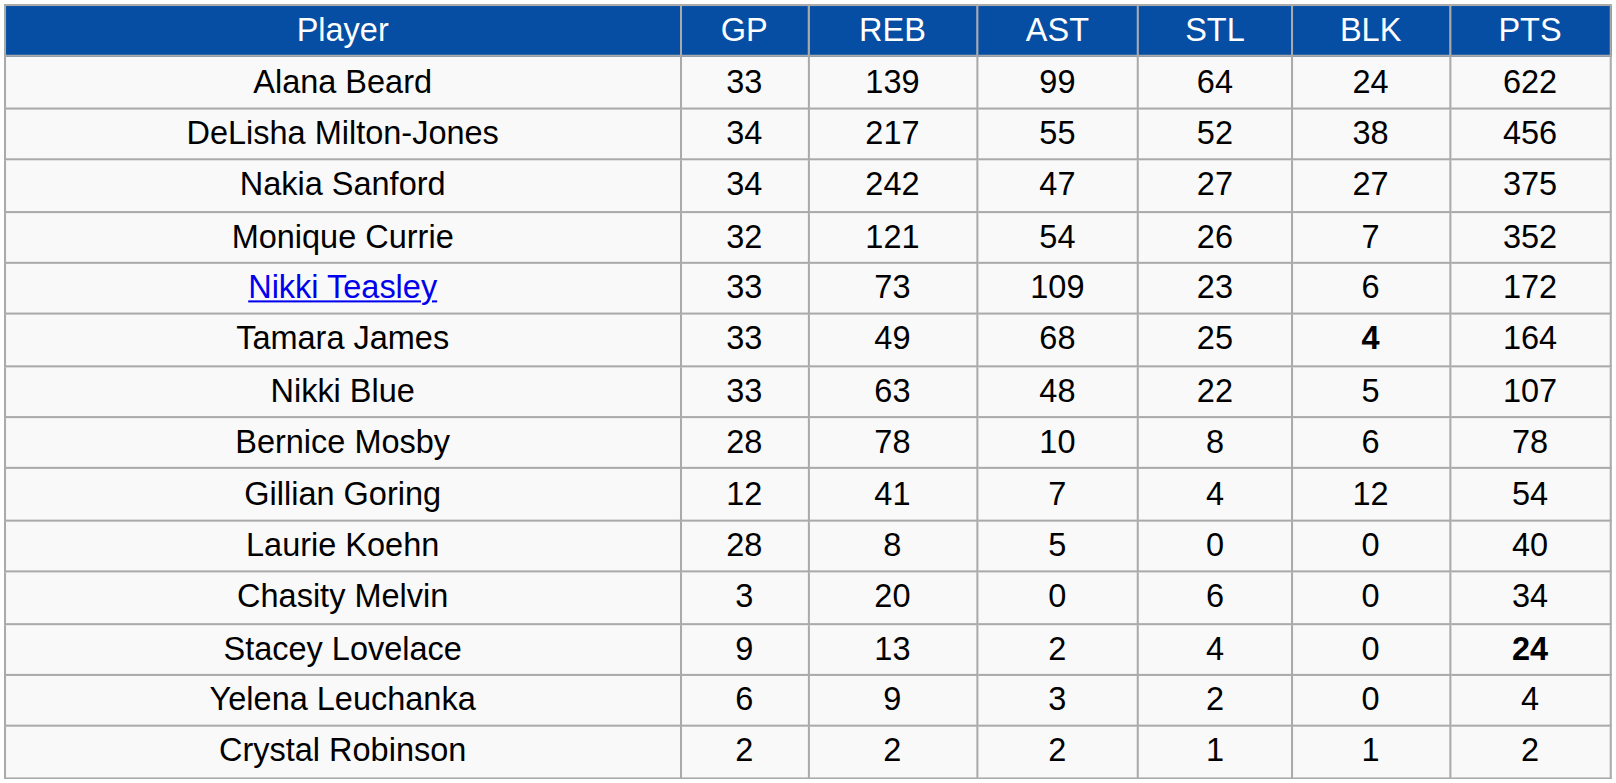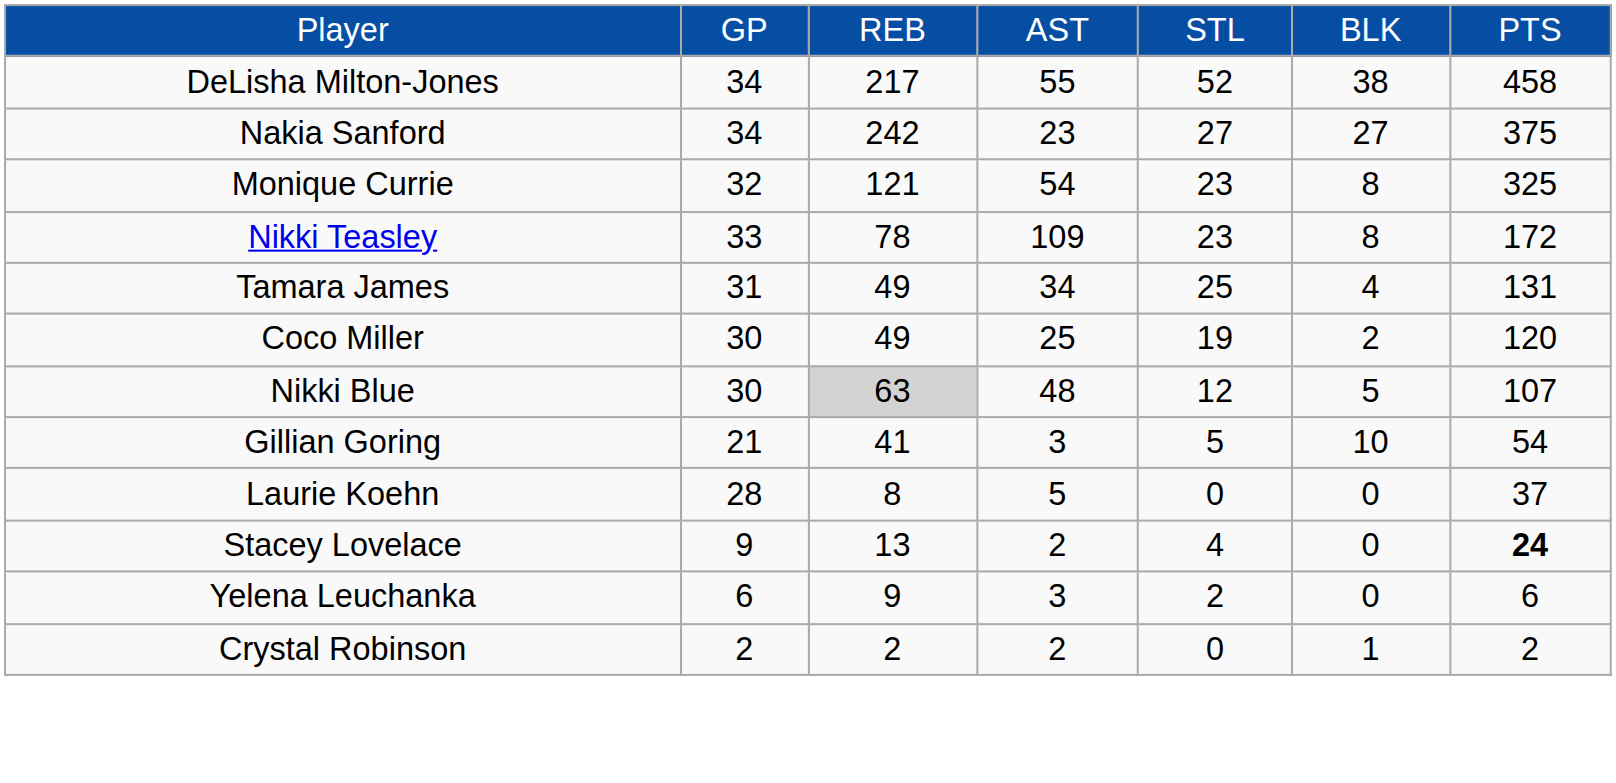- row: (343, 81)
(1530, 133) 456 -> (1530, 81) 458
(1057, 184) 47 -> (1057, 133) 23
(1215, 236) 26 -> (1215, 184) 23
(1371, 236) 7 -> (1371, 184) 8
(1530, 236) 352 -> (1530, 184) 325
(892, 287) 73 -> (892, 236) 78
(1371, 287) 6 -> (1371, 236) 8
(744, 339) 33 -> (744, 287) 31
(1057, 339) 68 -> (1057, 287) 34
(1371, 339) bold -> (1371, 287) normal
(1530, 339) 164 -> (1530, 287) 131
+ row: (343, 339)
(744, 390) 33 -> (744, 390) 30
(892, 390) no background -> (892, 390) lightgrey background
(1215, 390) 22 -> (1215, 390) 12
- row: (343, 442)
(744, 493) 12 -> (744, 442) 21
(1057, 493) 7 -> (1057, 442) 3
(1215, 493) 4 -> (1215, 442) 5
(1371, 493) 12 -> (1371, 442) 10
(1530, 545) 40 -> (1530, 493) 37
- row: (343, 596)
(1530, 699) 4 -> (1530, 596) 6
(1215, 751) 1 -> (1215, 648) 0
